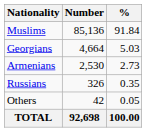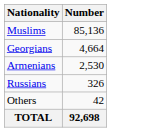- column: (124, 13)
